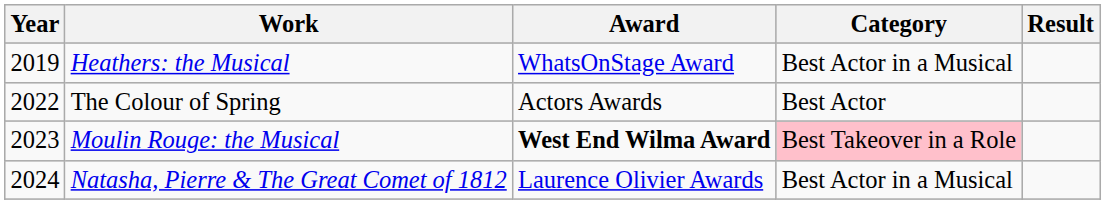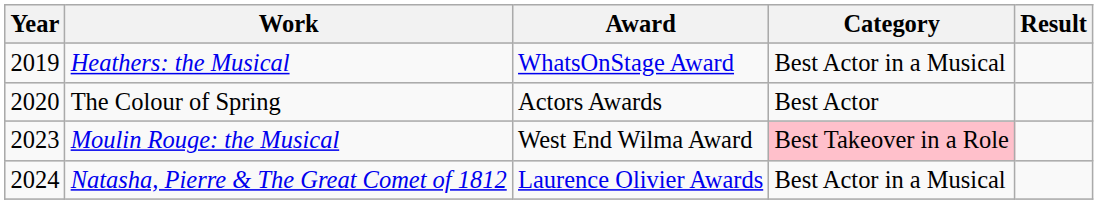(35, 101) 2022 -> (35, 101) 2020
(644, 140) bold -> (635, 140) normal
